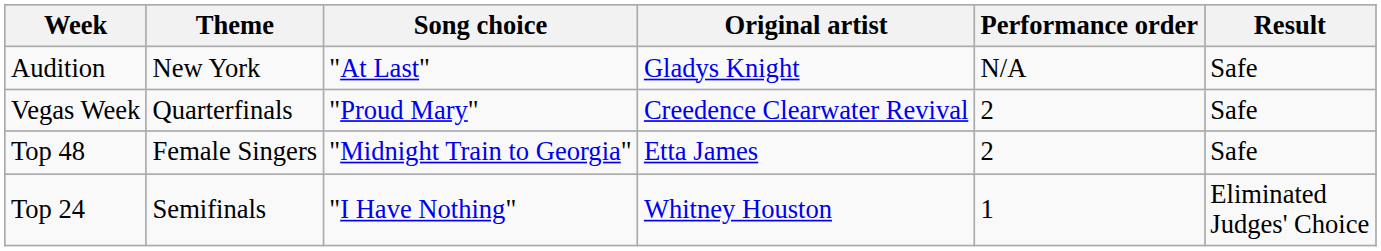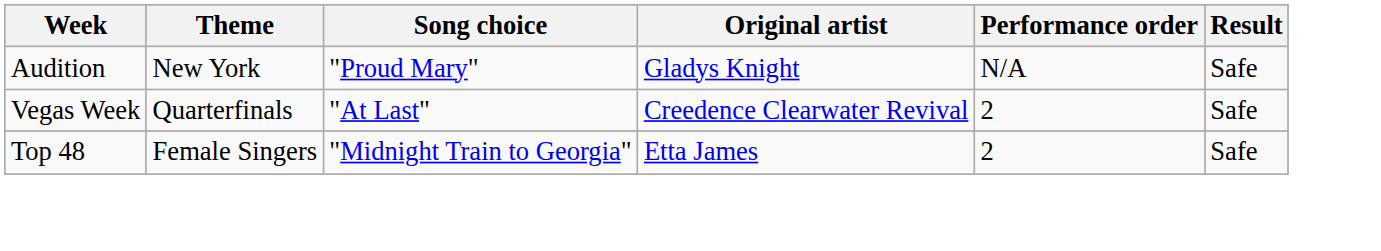(380, 67) "At Last" -> (404, 67) "Proud Mary"
(404, 109) "Proud Mary" -> (380, 109) "At Last"
- row: (48, 208)
